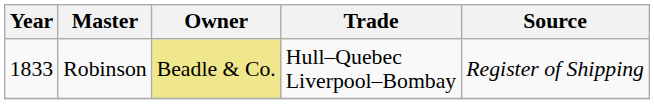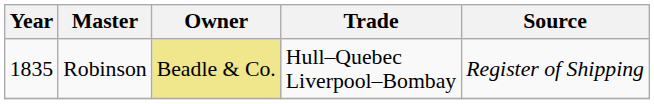(31, 68) 1833 -> (31, 68) 1835
